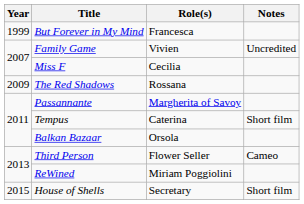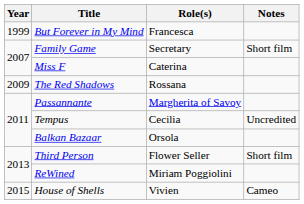(164, 48) Vivien -> (170, 48) Secretary
(271, 48) Uncredited -> (269, 48) Short film
(165, 66) Cecilia -> (168, 66) Caterina
(168, 119) Caterina -> (165, 119) Cecilia
(269, 119) Short film -> (271, 119) Uncredited
(262, 155) Cameo -> (269, 155) Short film
(170, 191) Secretary -> (164, 191) Vivien
(269, 191) Short film -> (262, 191) Cameo
